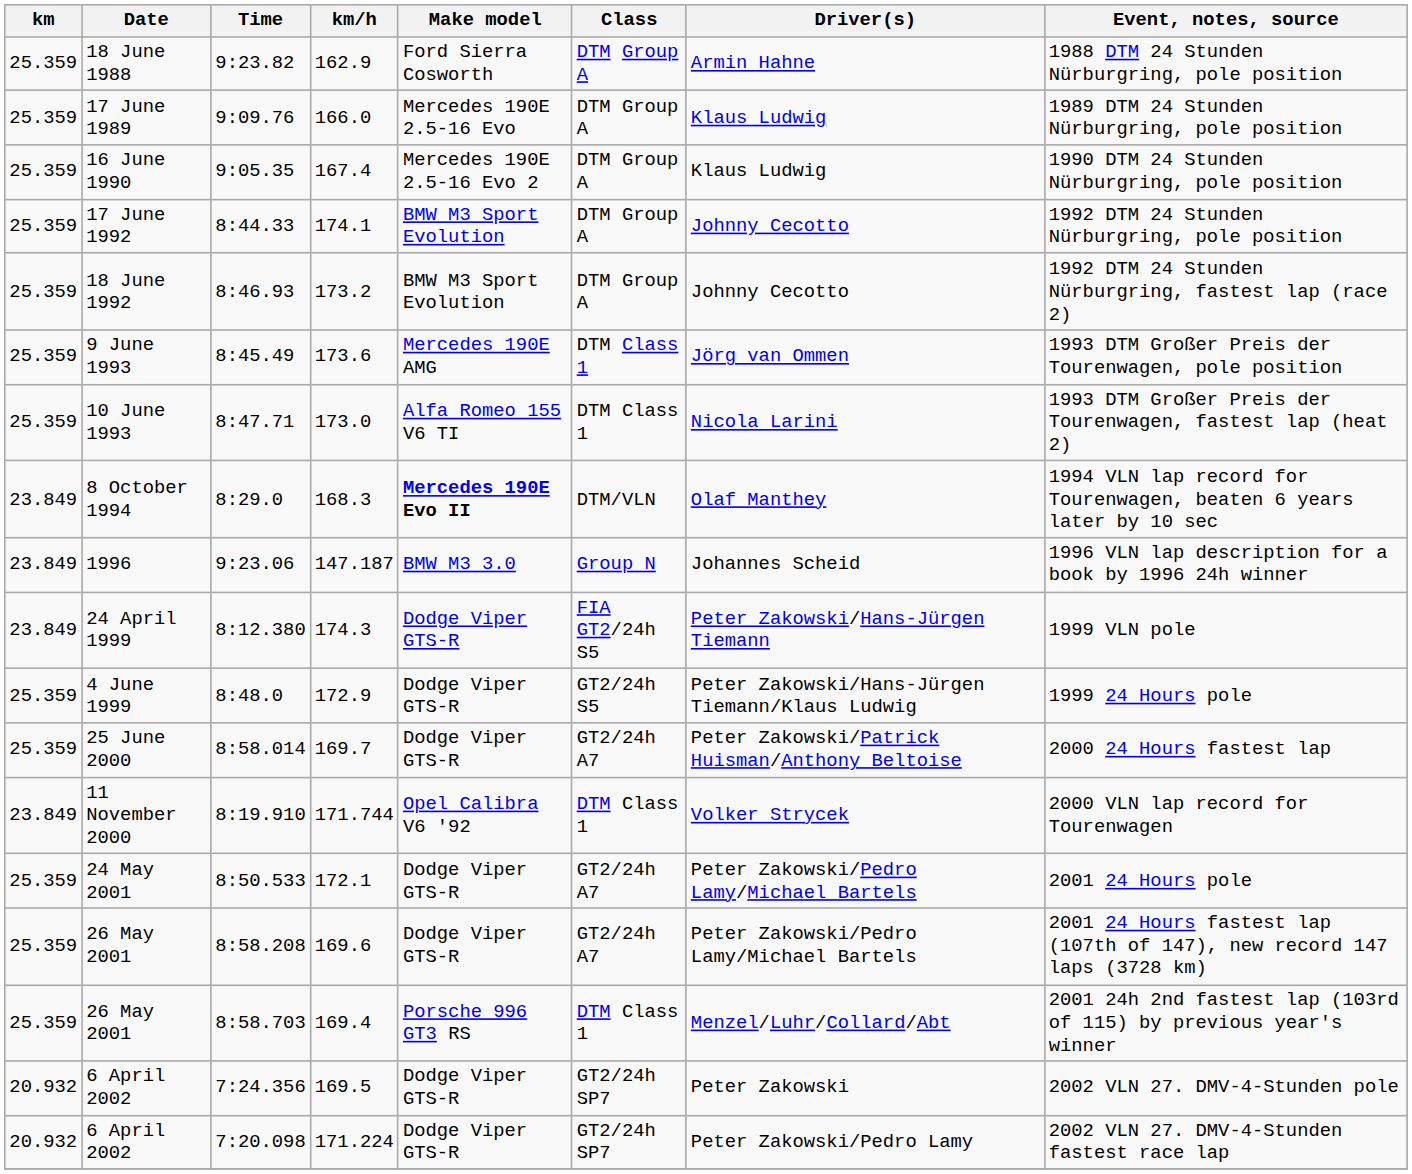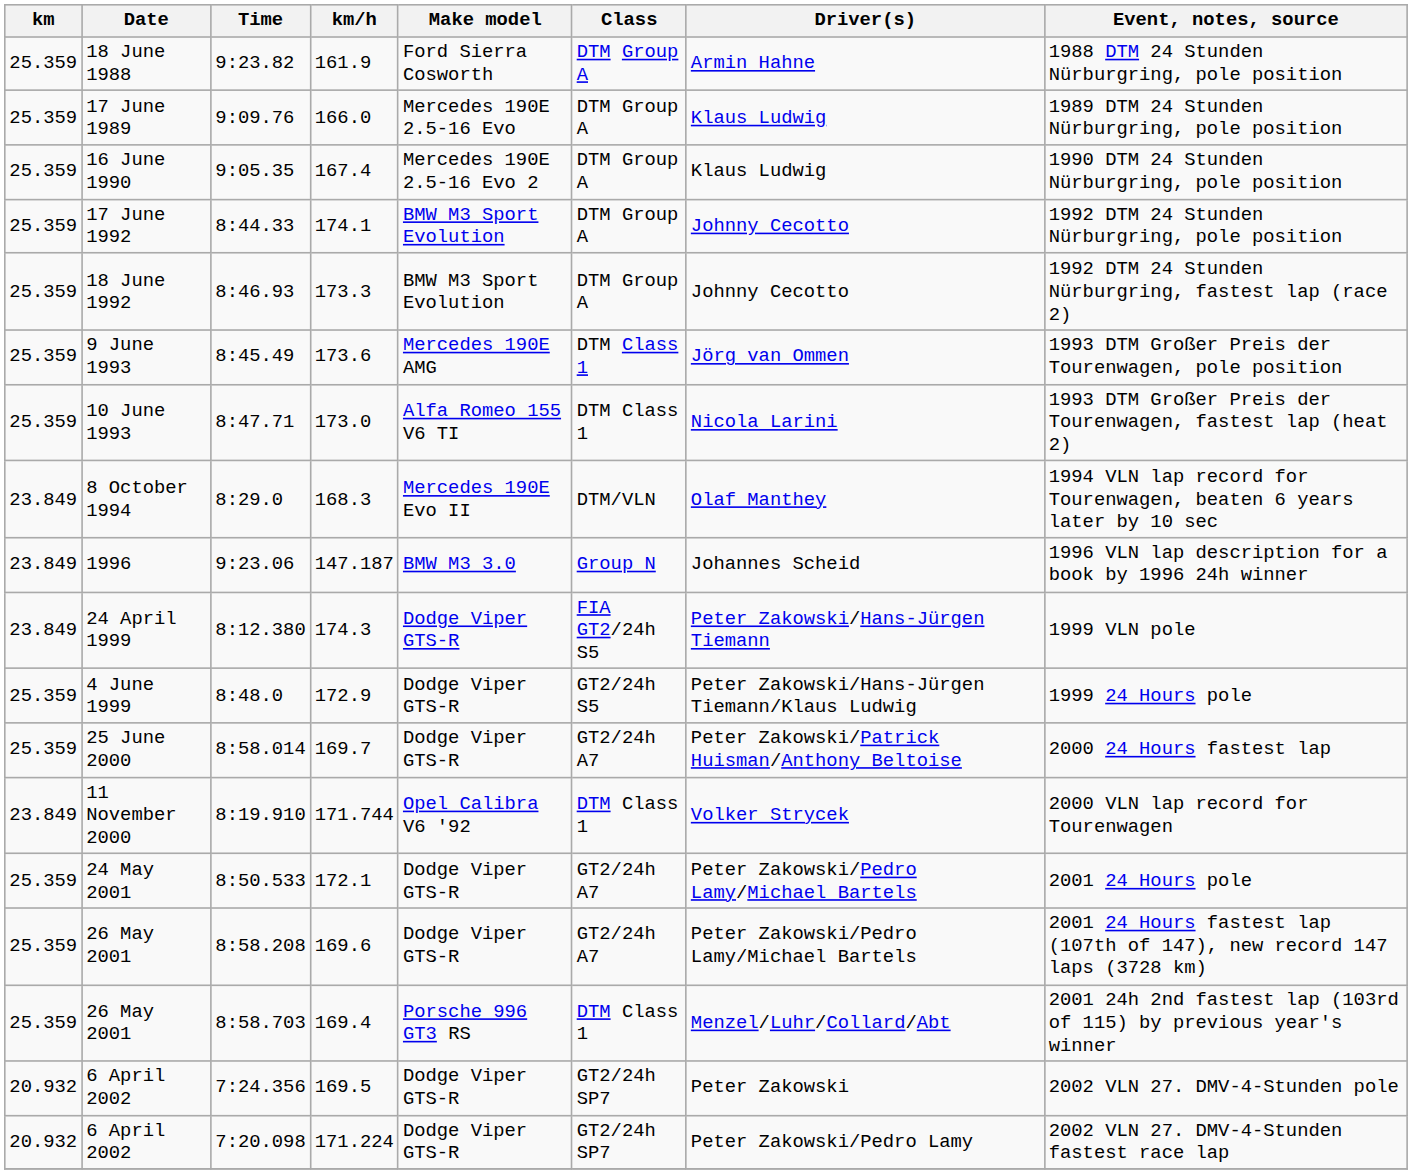(343, 63) 162.9 -> (343, 63) 161.9
(343, 291) 173.2 -> (343, 291) 173.3
(476, 499) bold -> (476, 499) normal
